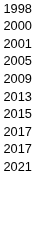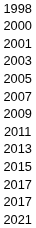+ row: (18, 61)
+ row: (18, 96)
+ row: (18, 131)
